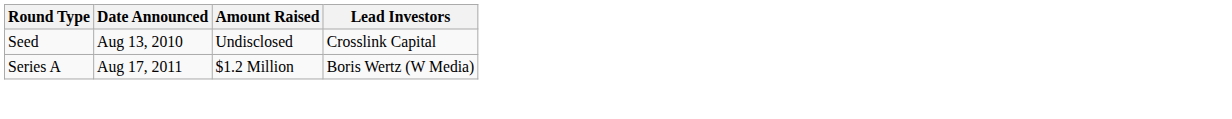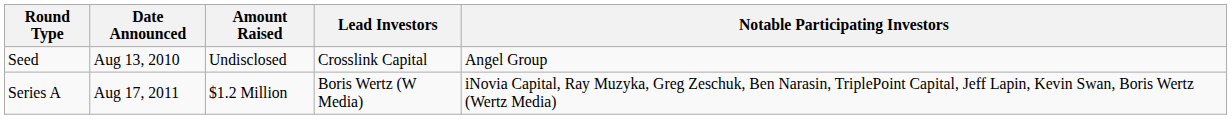+ column: (844, 25)
